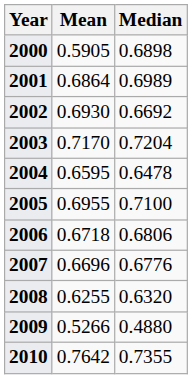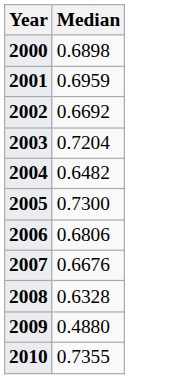- column: (83, 19)
(145, 81) 0.6989 -> (83, 81) 0.6959
(145, 173) 0.6478 -> (83, 173) 0.6482
(145, 204) 0.7100 -> (83, 204) 0.7300
(145, 265) 0.6776 -> (83, 265) 0.6676
(145, 296) 0.6320 -> (83, 296) 0.6328
